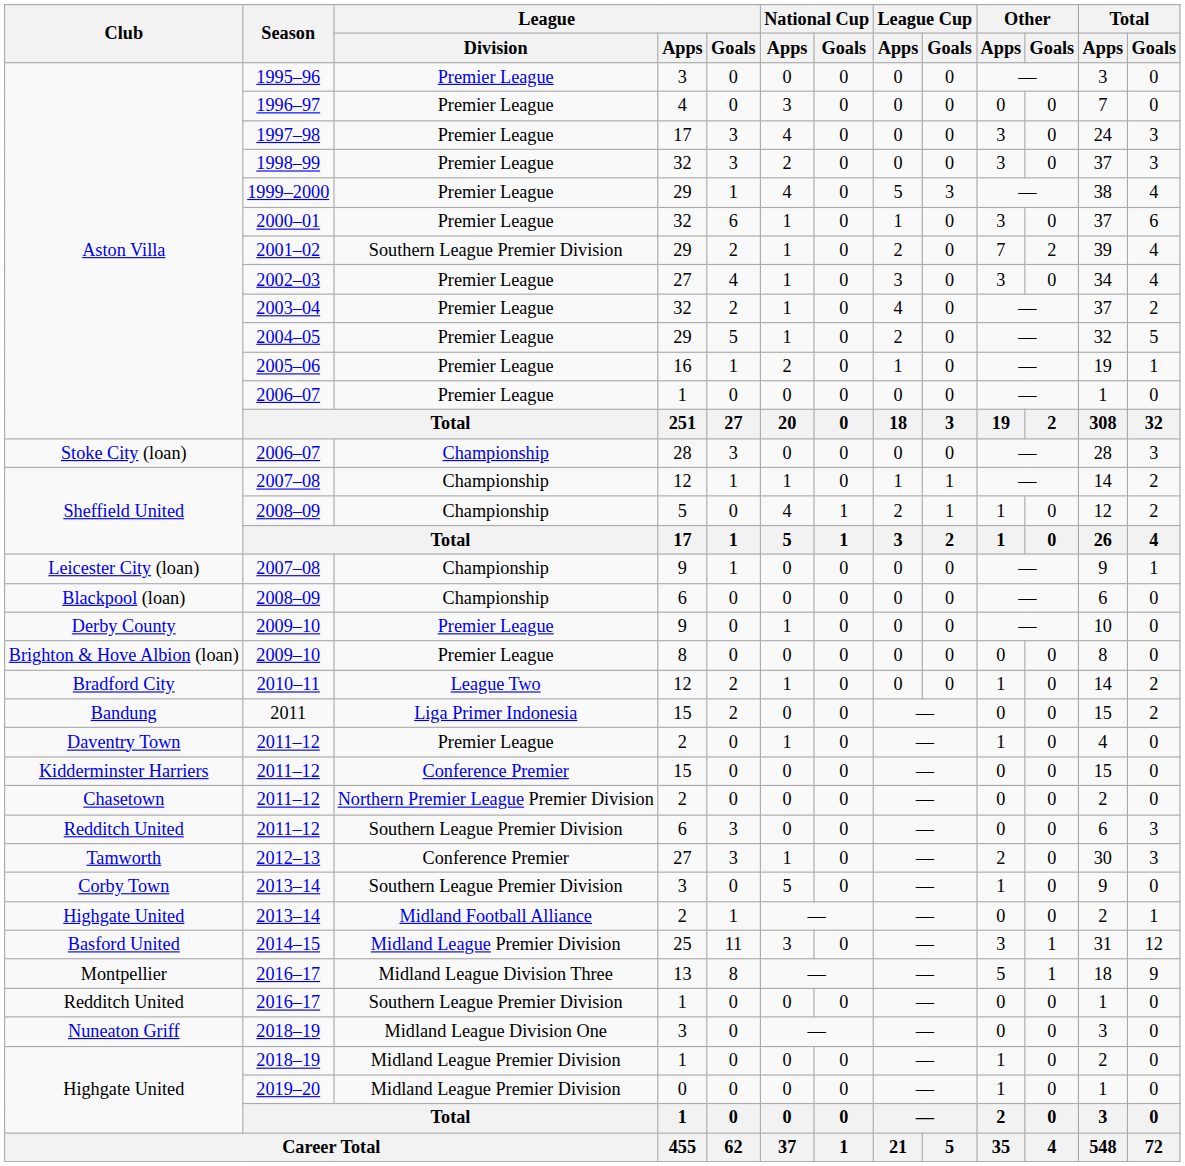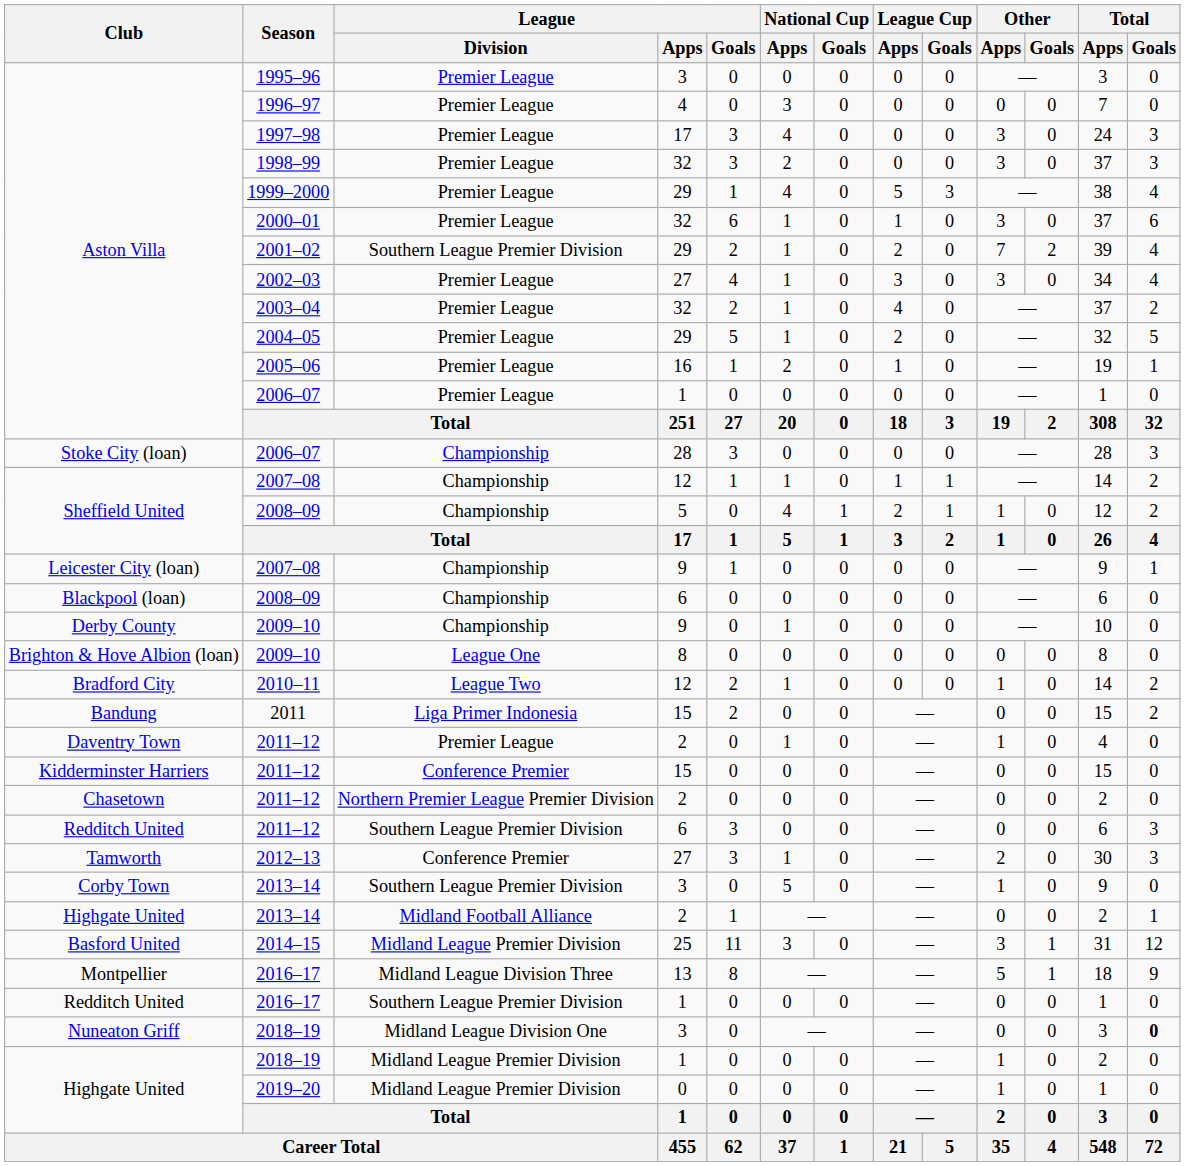(496, 626) Premier League -> (496, 626) Championship
(496, 655) Premier League -> (496, 655) League One
(1154, 1031) normal -> (1154, 1031) bold
